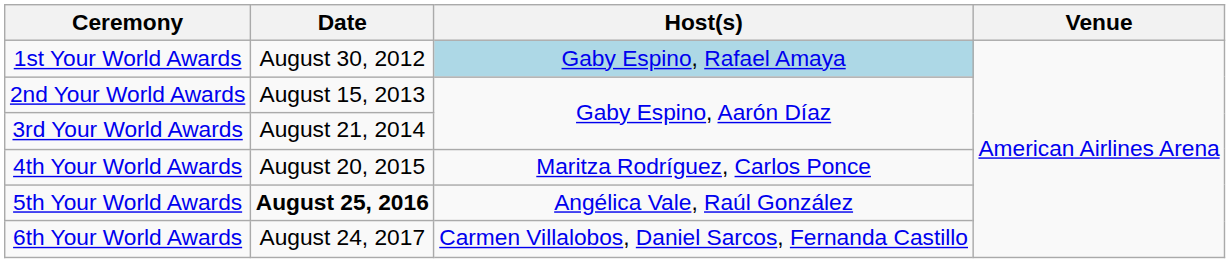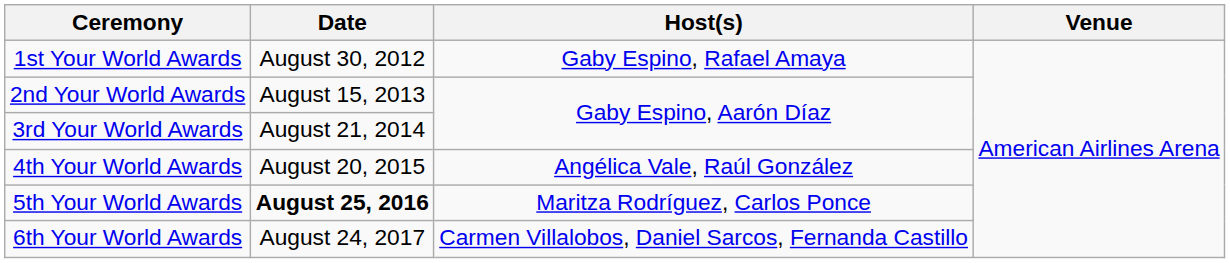(704, 58) lightblue background -> (704, 58) no background
(704, 166) Maritza Rodríguez, Carlos Ponce -> (704, 166) Angélica Vale, Raúl González
(704, 202) Angélica Vale, Raúl González -> (704, 202) Maritza Rodríguez, Carlos Ponce
